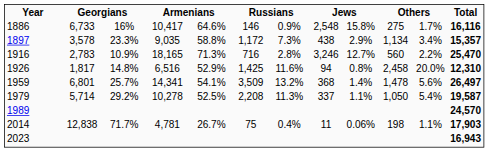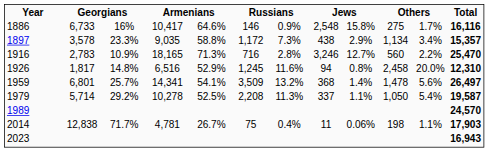(251, 69) 1,425 -> (251, 69) 1,245
